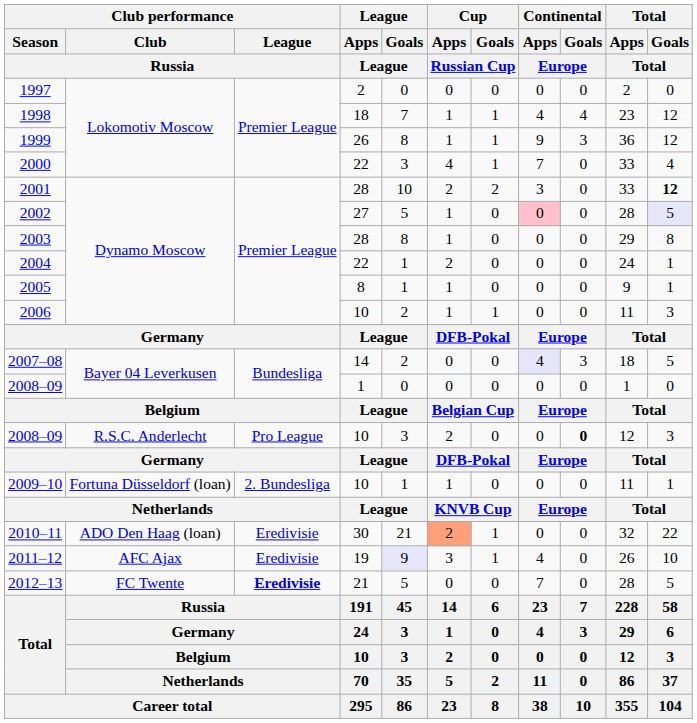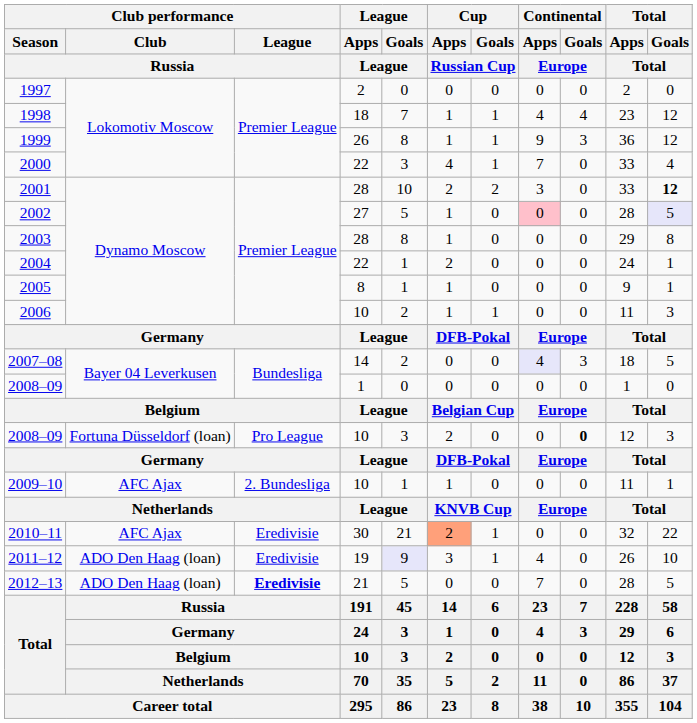(150, 435) R.S.C. Anderlecht -> (150, 435) Fortuna Düsseldorf (loan)
(150, 484) Fortuna Düsseldorf (loan) -> (150, 484) AFC Ajax
(150, 533) ADO Den Haag (loan) -> (150, 533) AFC Ajax
(150, 558) AFC Ajax -> (150, 558) ADO Den Haag (loan)
(150, 582) FC Twente -> (150, 582) ADO Den Haag (loan)
